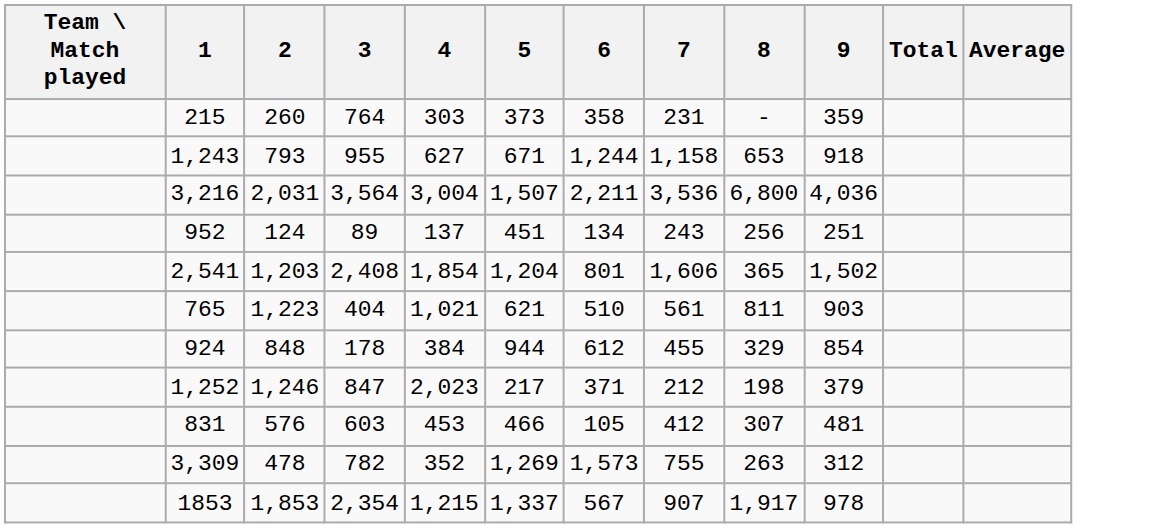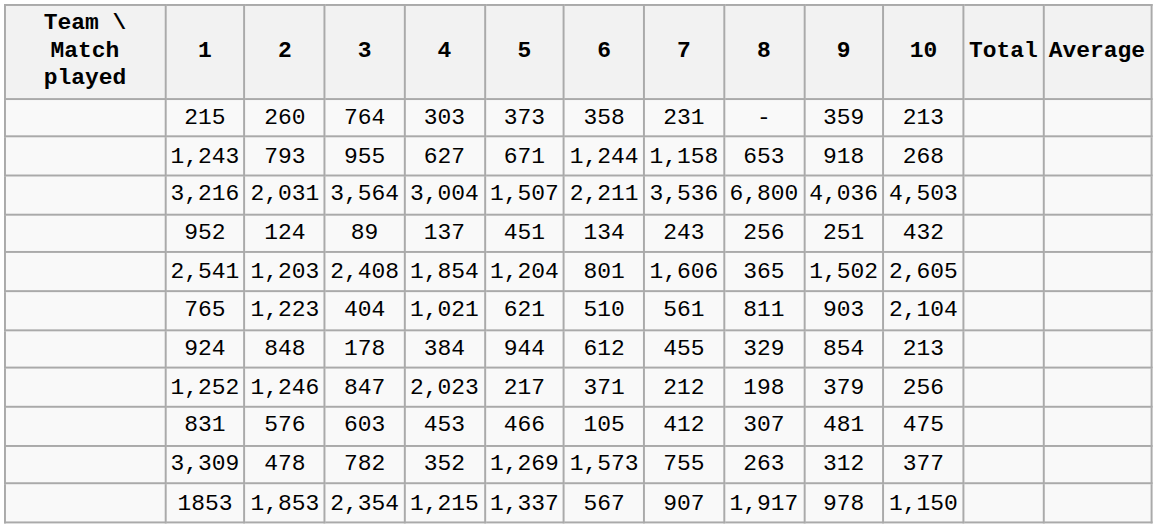+ column: (923, 51)
